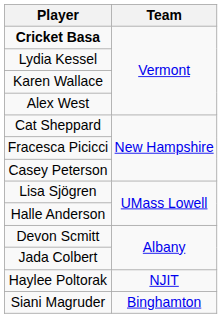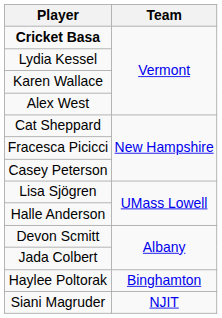(164, 280) NJIT -> (164, 280) Binghamton
(164, 302) Binghamton -> (164, 302) NJIT
